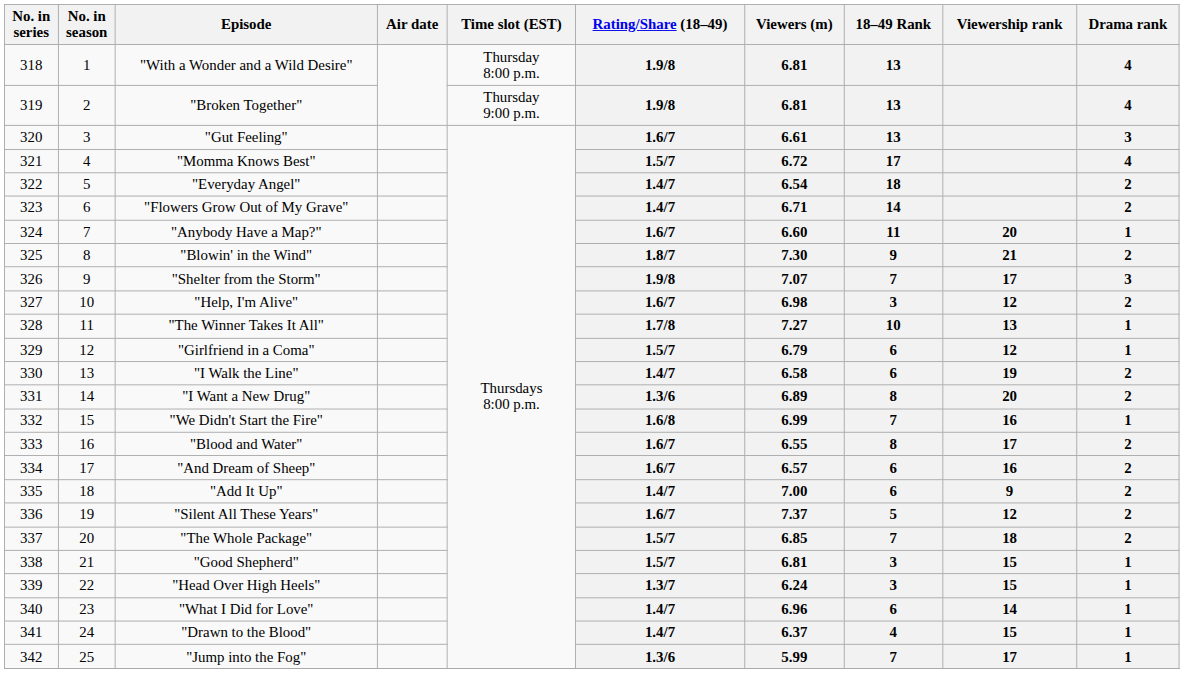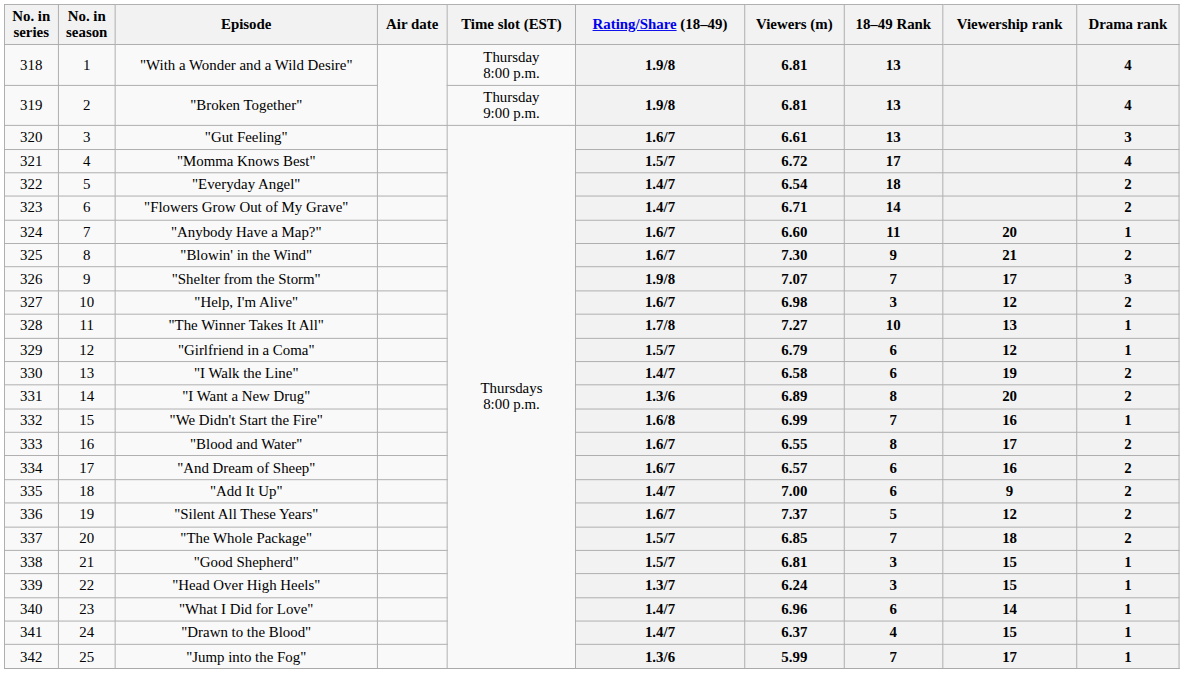(660, 255) 1.8/7 -> (660, 255) 1.6/7
